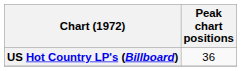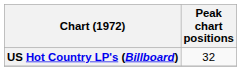(209, 57) 36 -> (209, 57) 32
